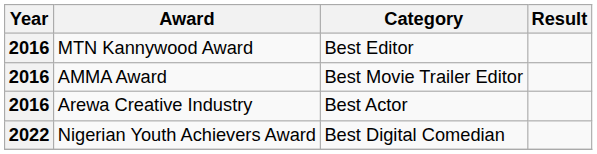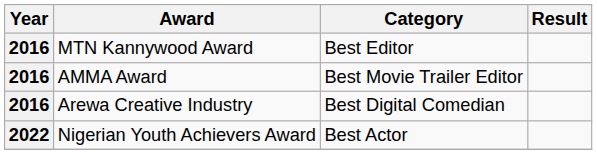(366, 105) Best Actor -> (415, 105) Best Digital Comedian
(415, 134) Best Digital Comedian -> (366, 134) Best Actor
